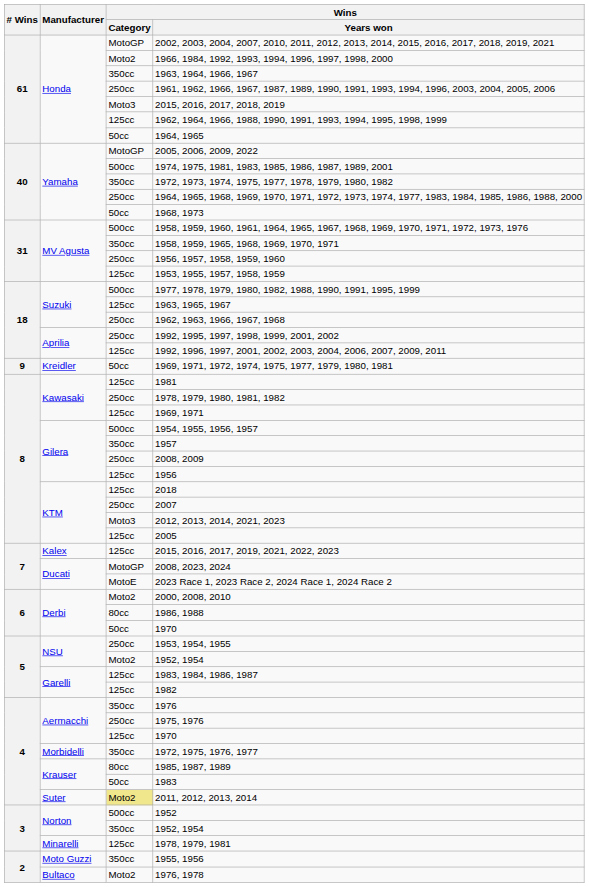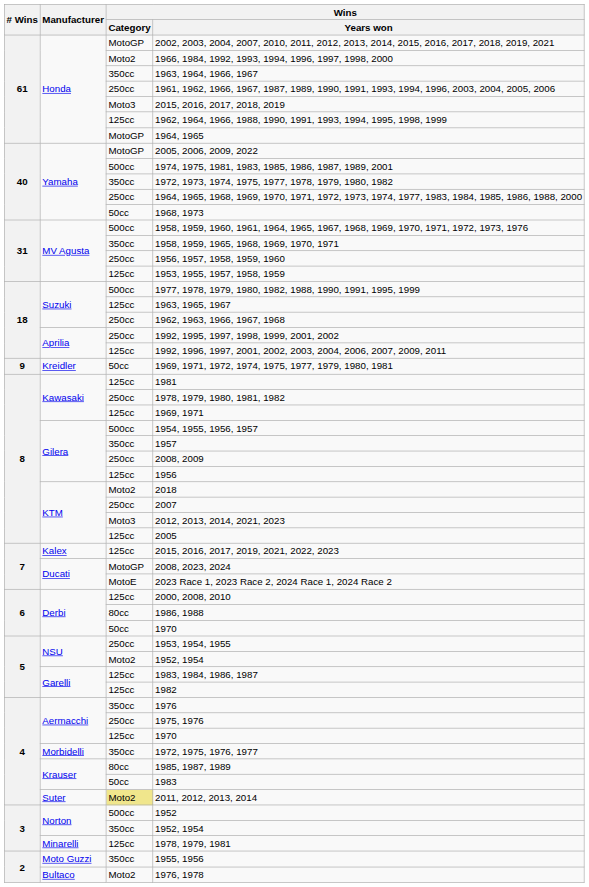(119, 135) 50cc -> (126, 135) MotoGP
(121, 490) 125cc -> (122, 490) Moto2
(122, 597) Moto2 -> (121, 597) 125cc
